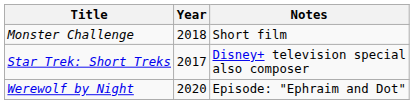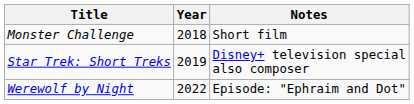(192, 62) 2017 -> (192, 62) 2019
(192, 89) 2020 -> (192, 89) 2022
